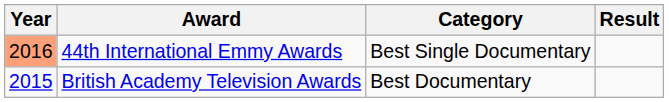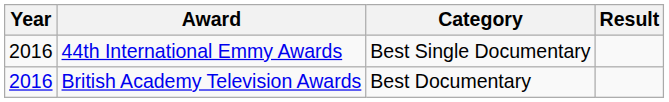(31, 50) lightsalmon background -> (31, 50) no background
(31, 81) 2015 -> (31, 81) 2016
